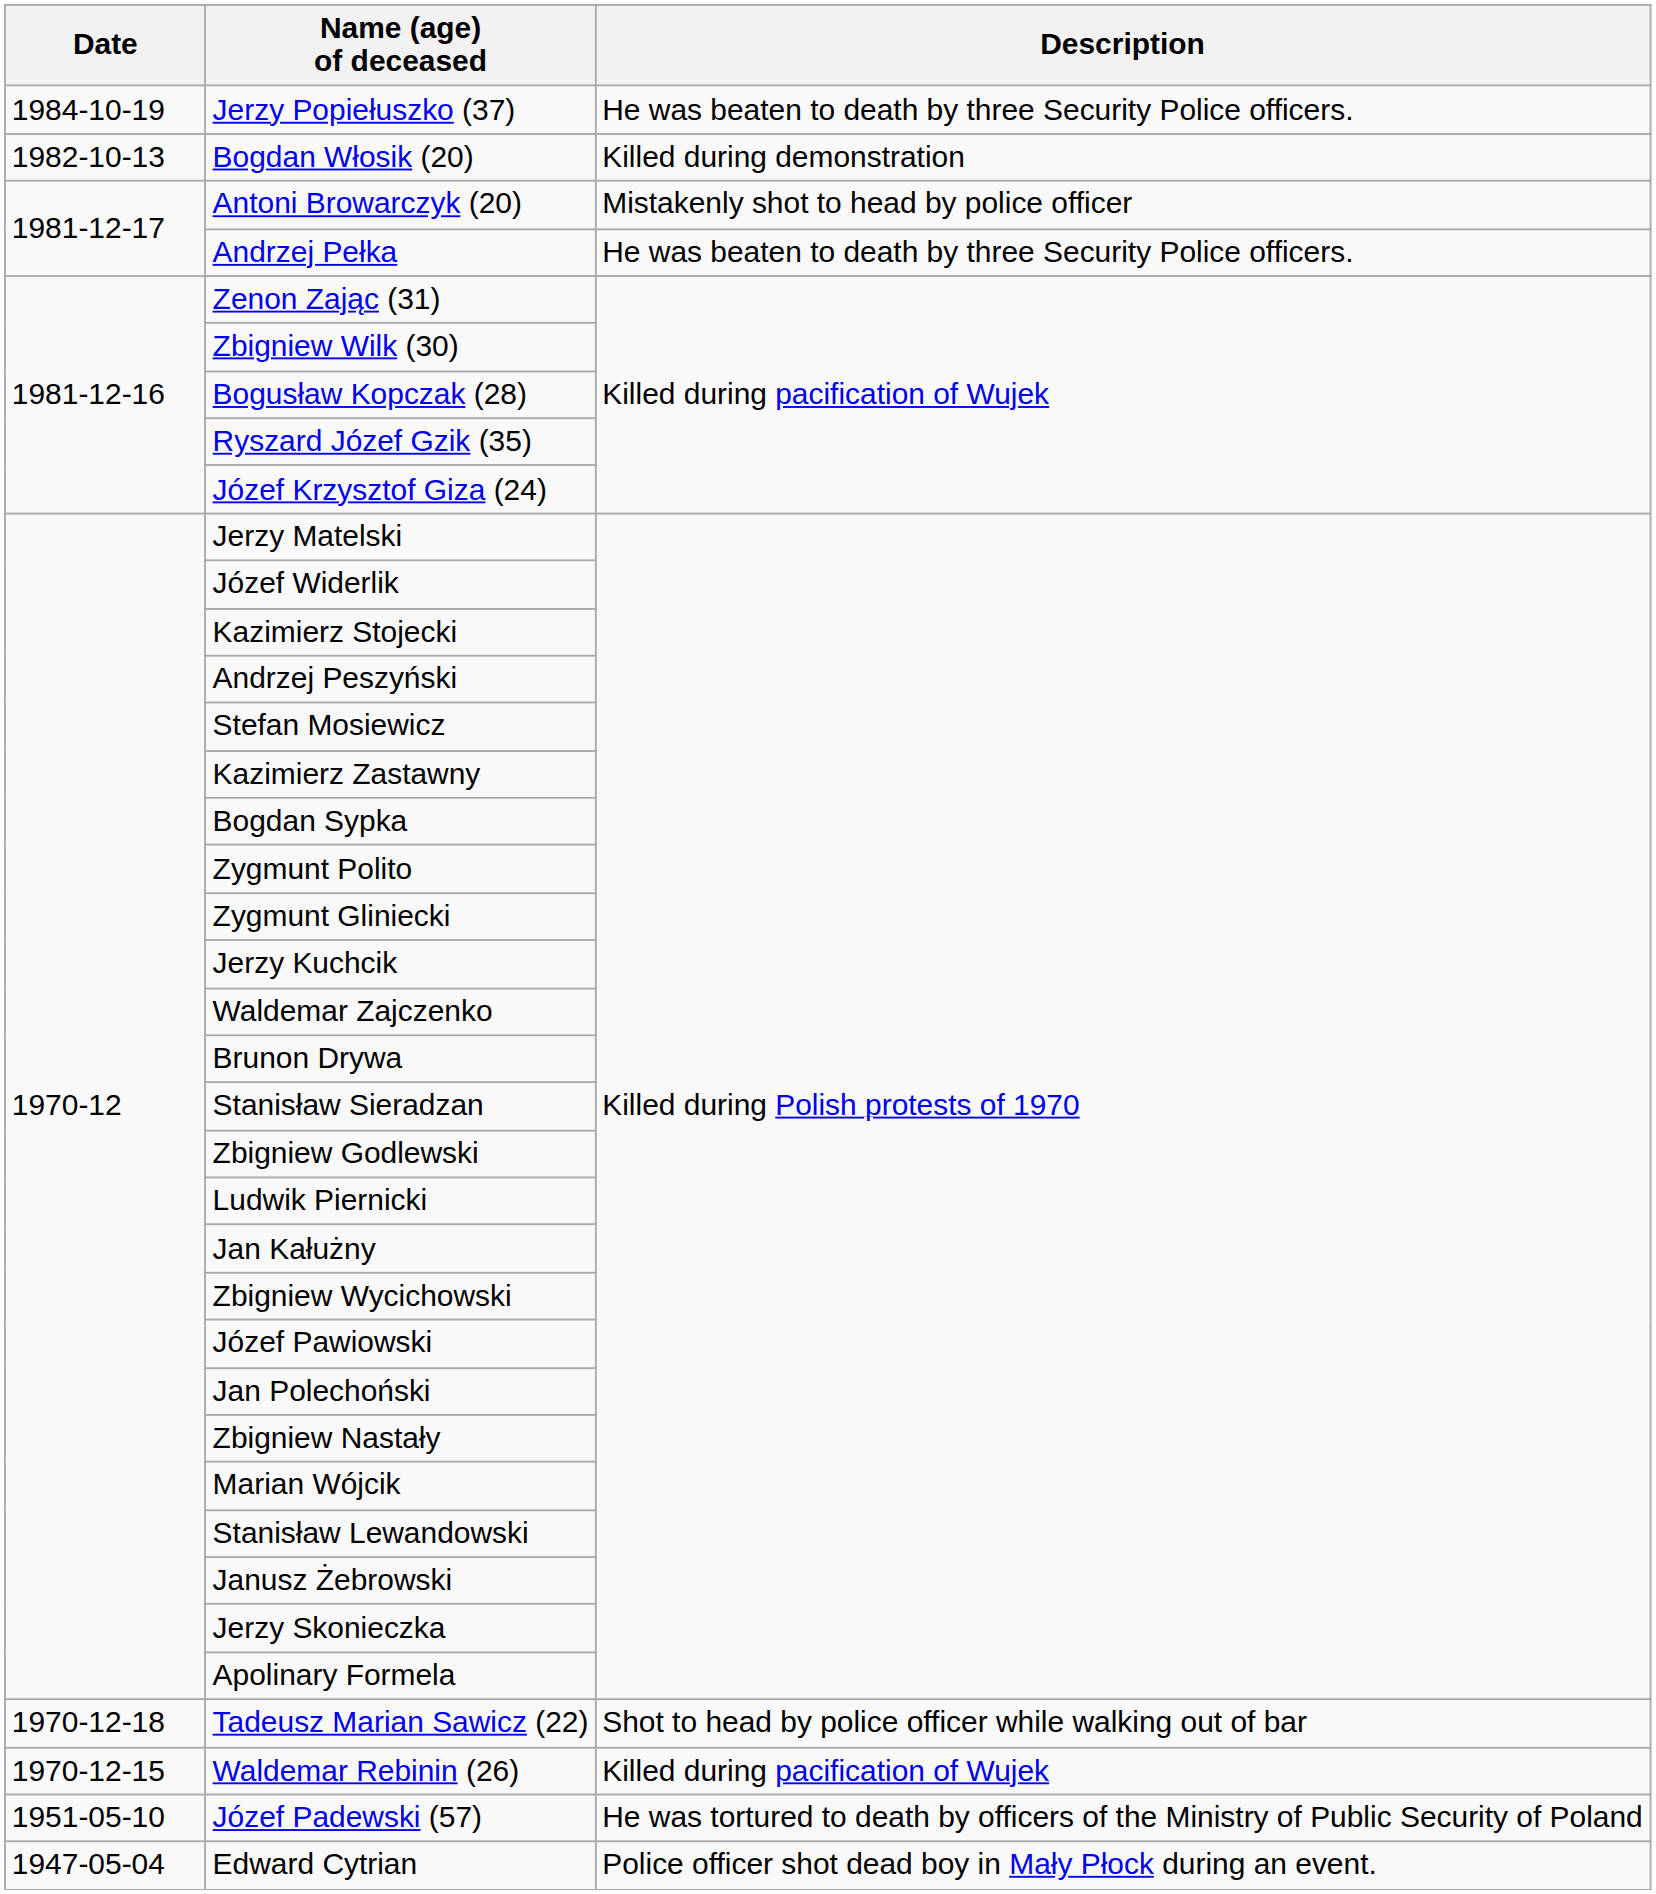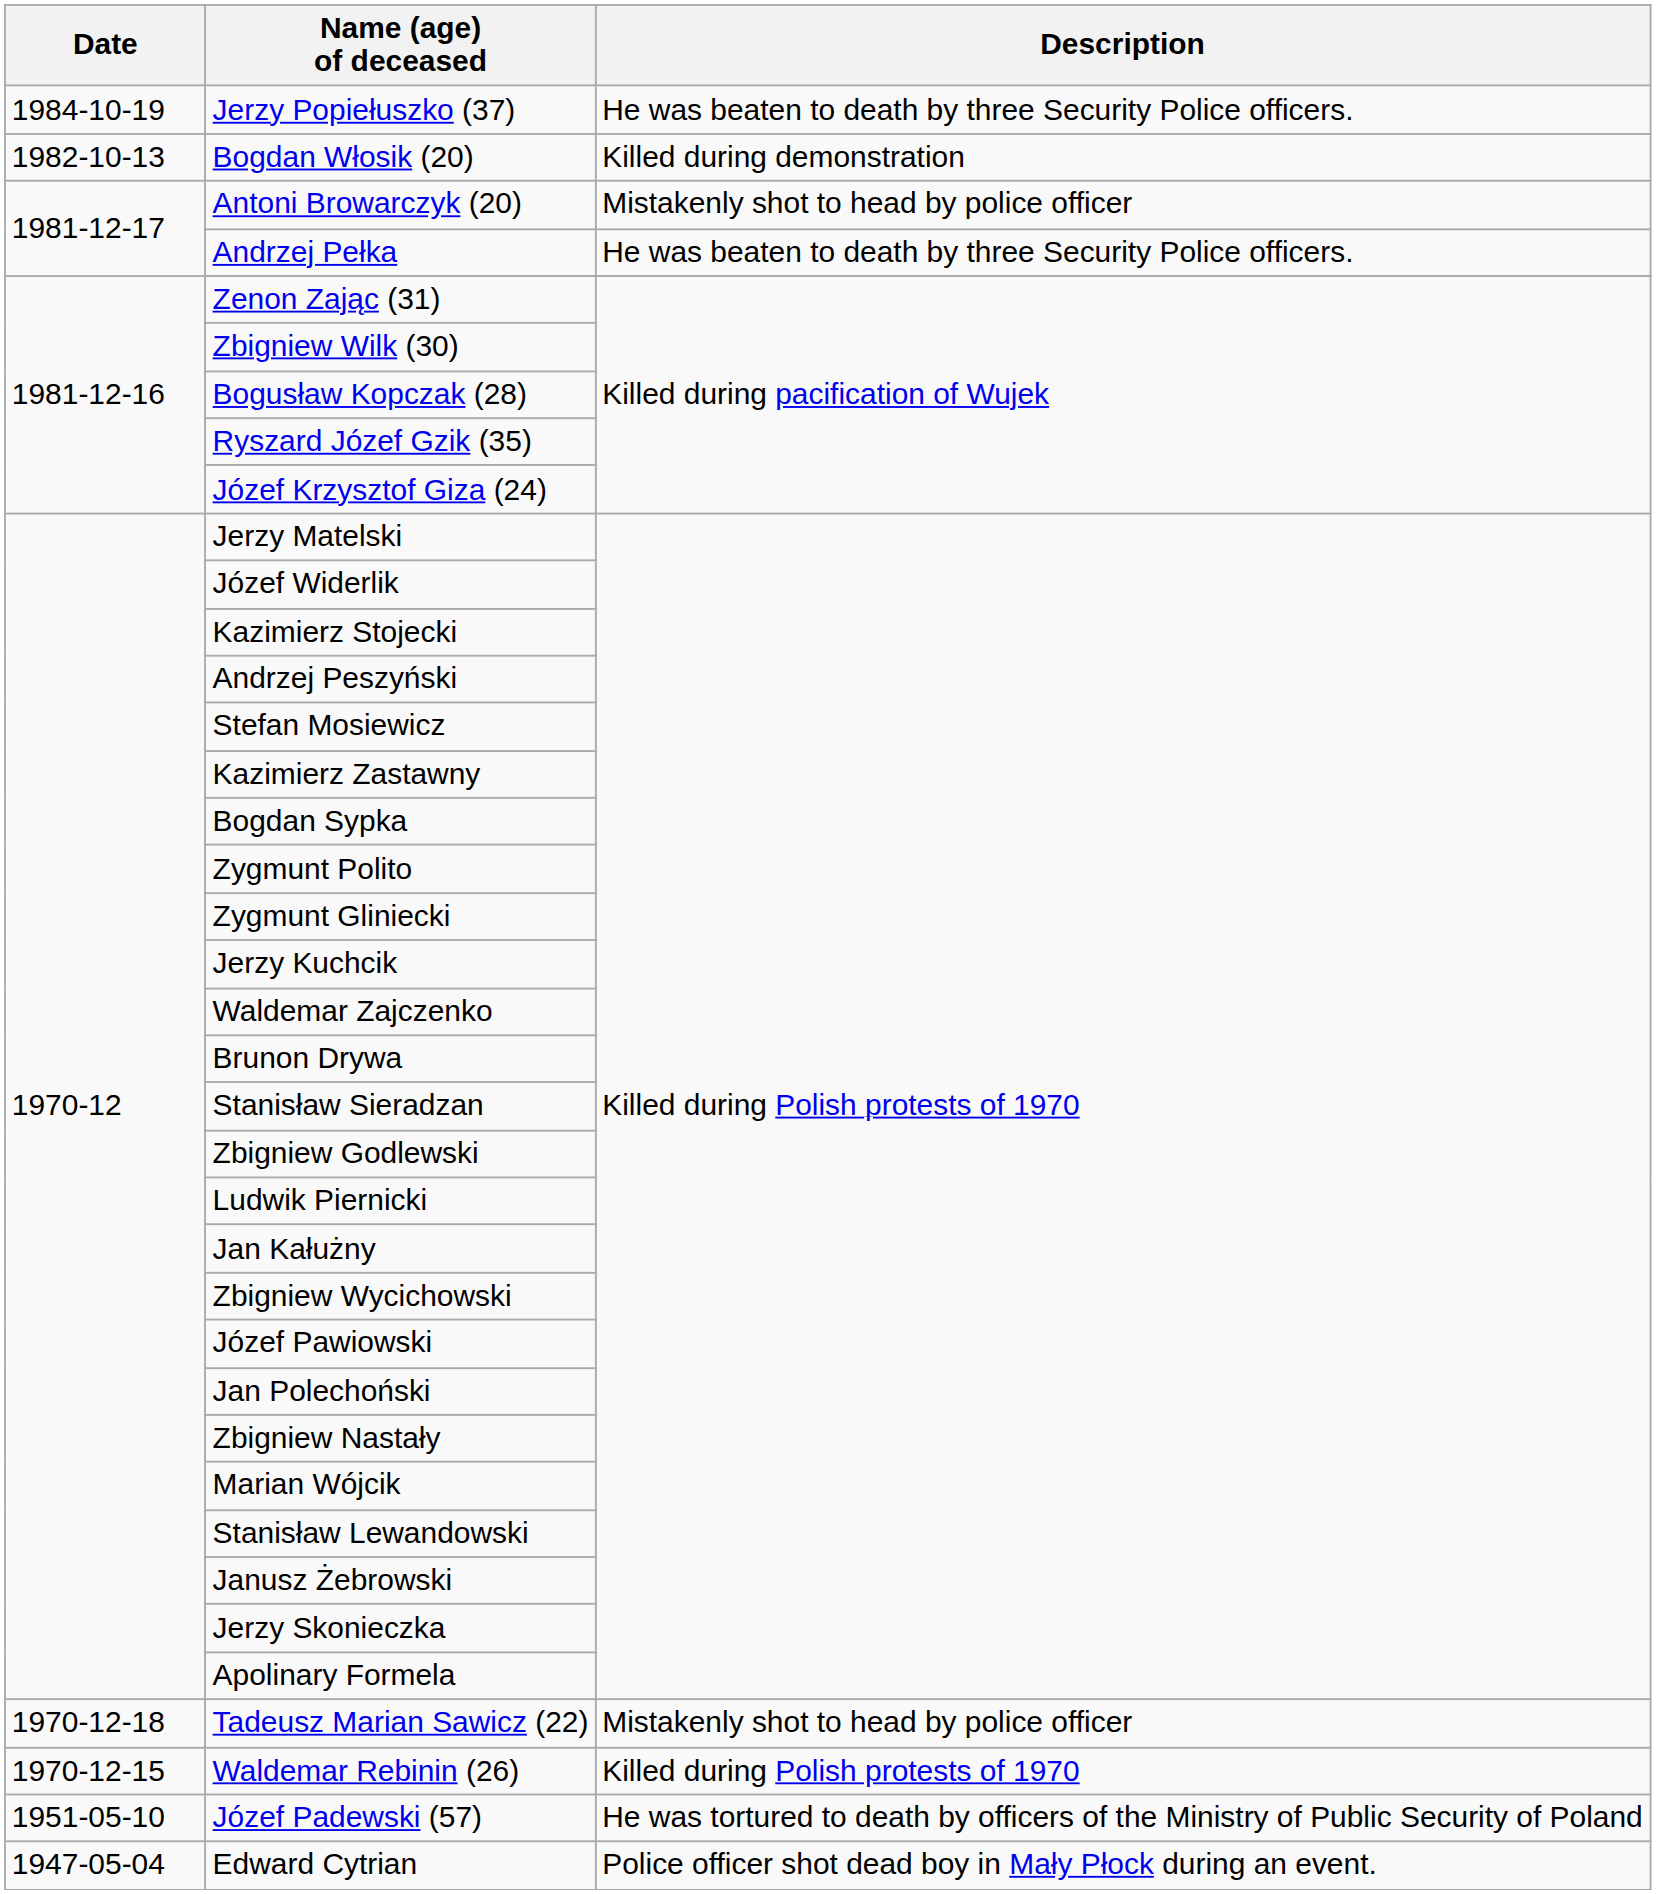(955, 1722) Shot to head by police officer while walking out of bar -> (867, 1722) Mistakenly shot to head by police officer
(826, 1770) Killed during pacification of Wujek -> (841, 1770) Killed during Polish protests of 1970
